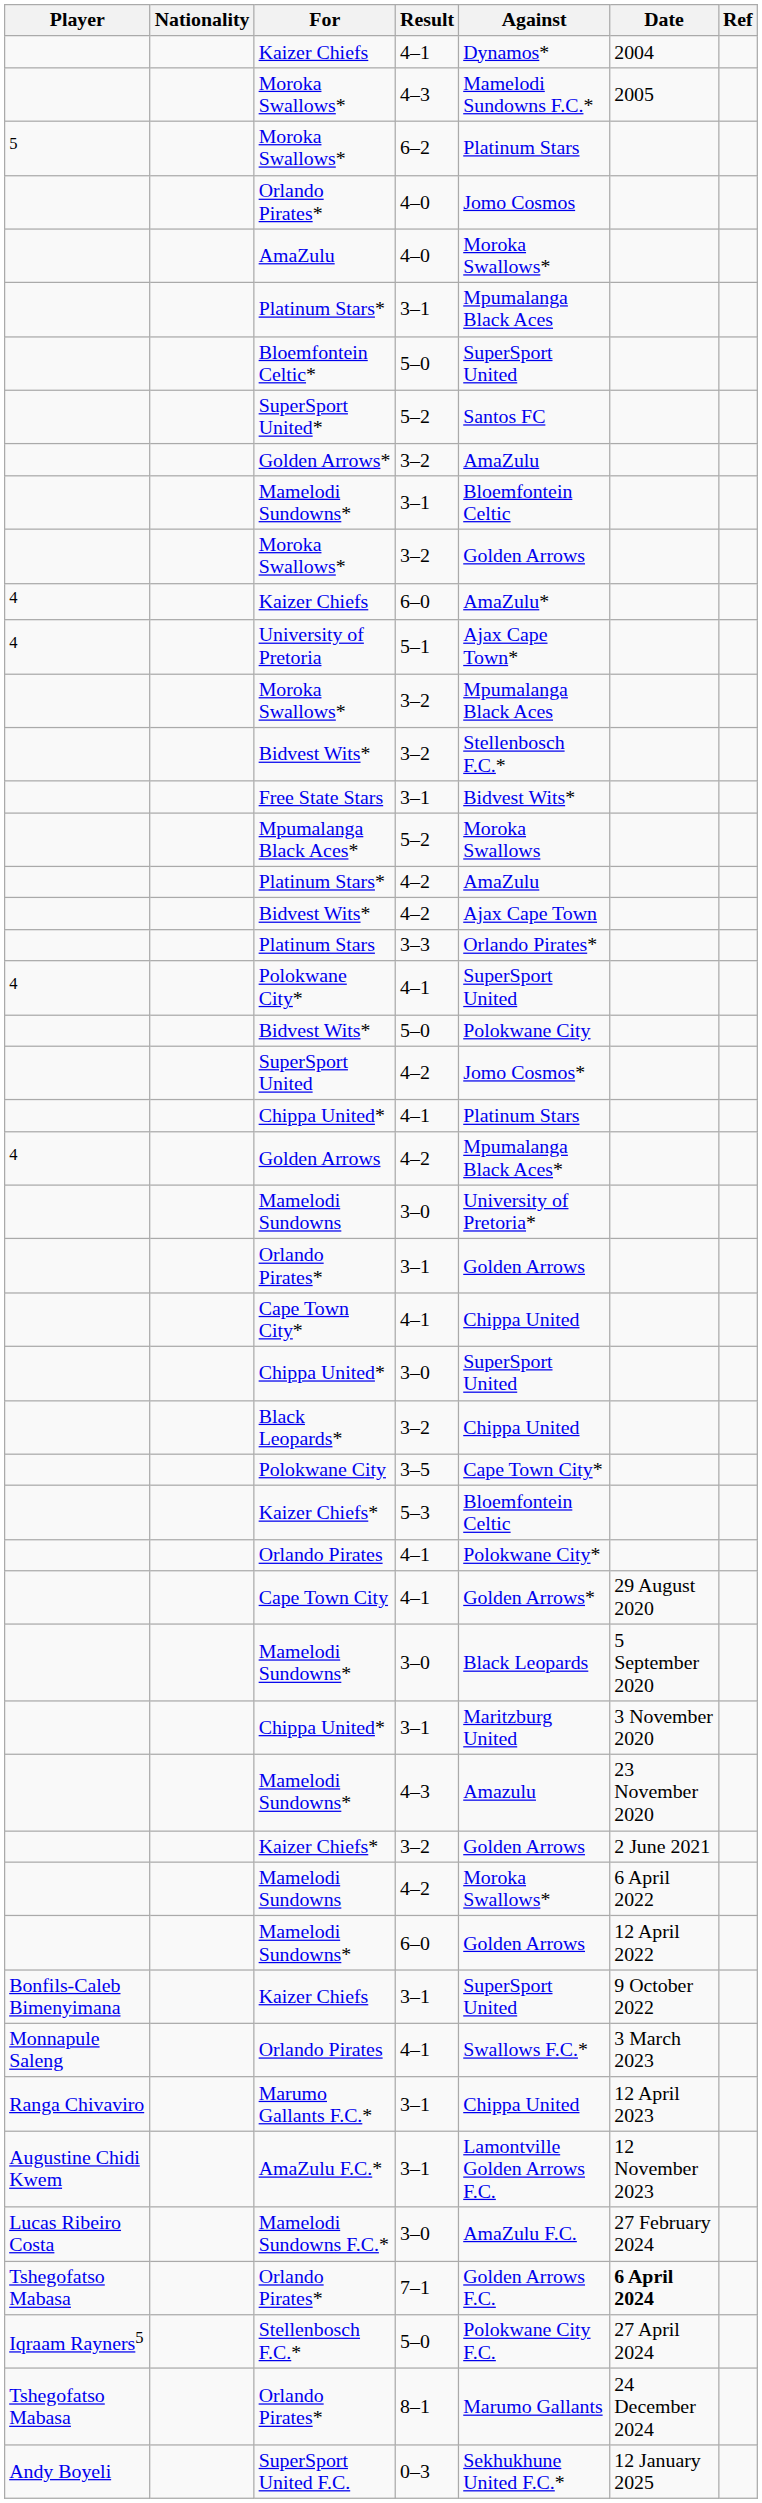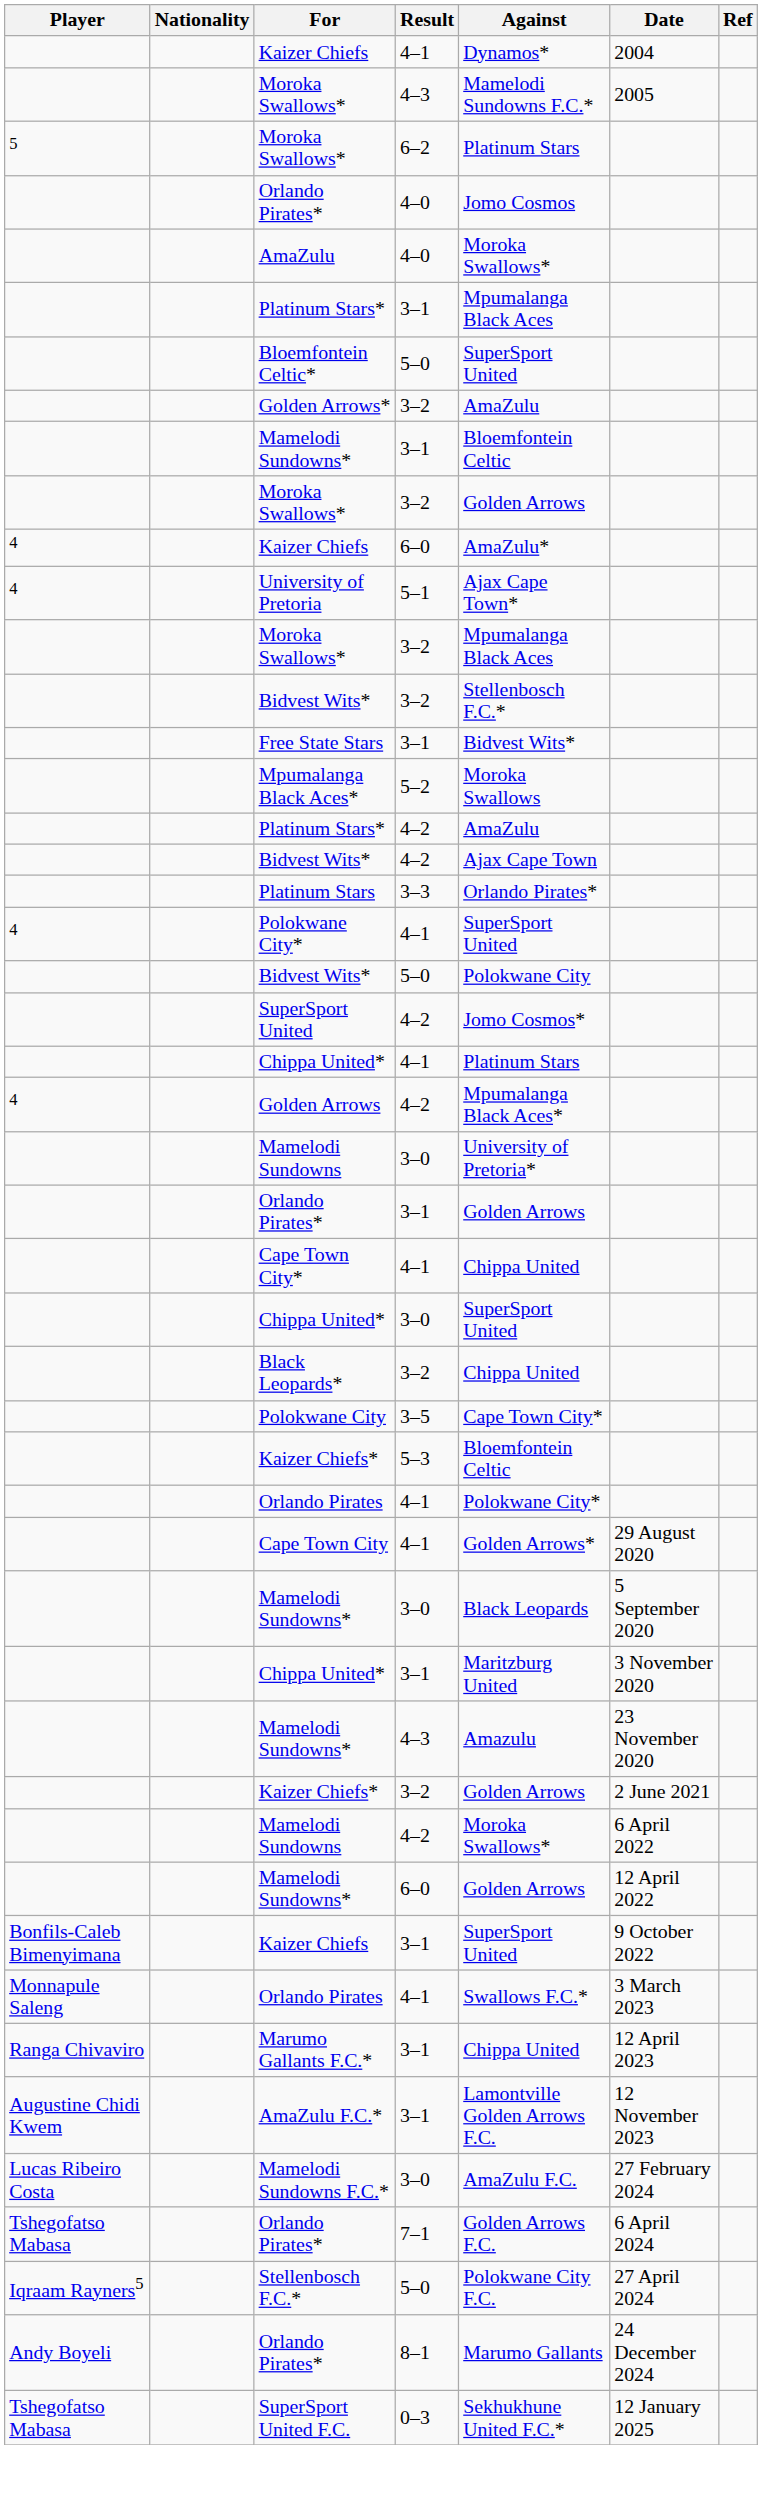- row: (303, 417)
(644, 2287) bold -> (642, 2233) normal
(57, 2406) Tshegofatso Mabasa -> (60, 2352) Andy Boyeli
(60, 2471) Andy Boyeli -> (57, 2417) Tshegofatso Mabasa
